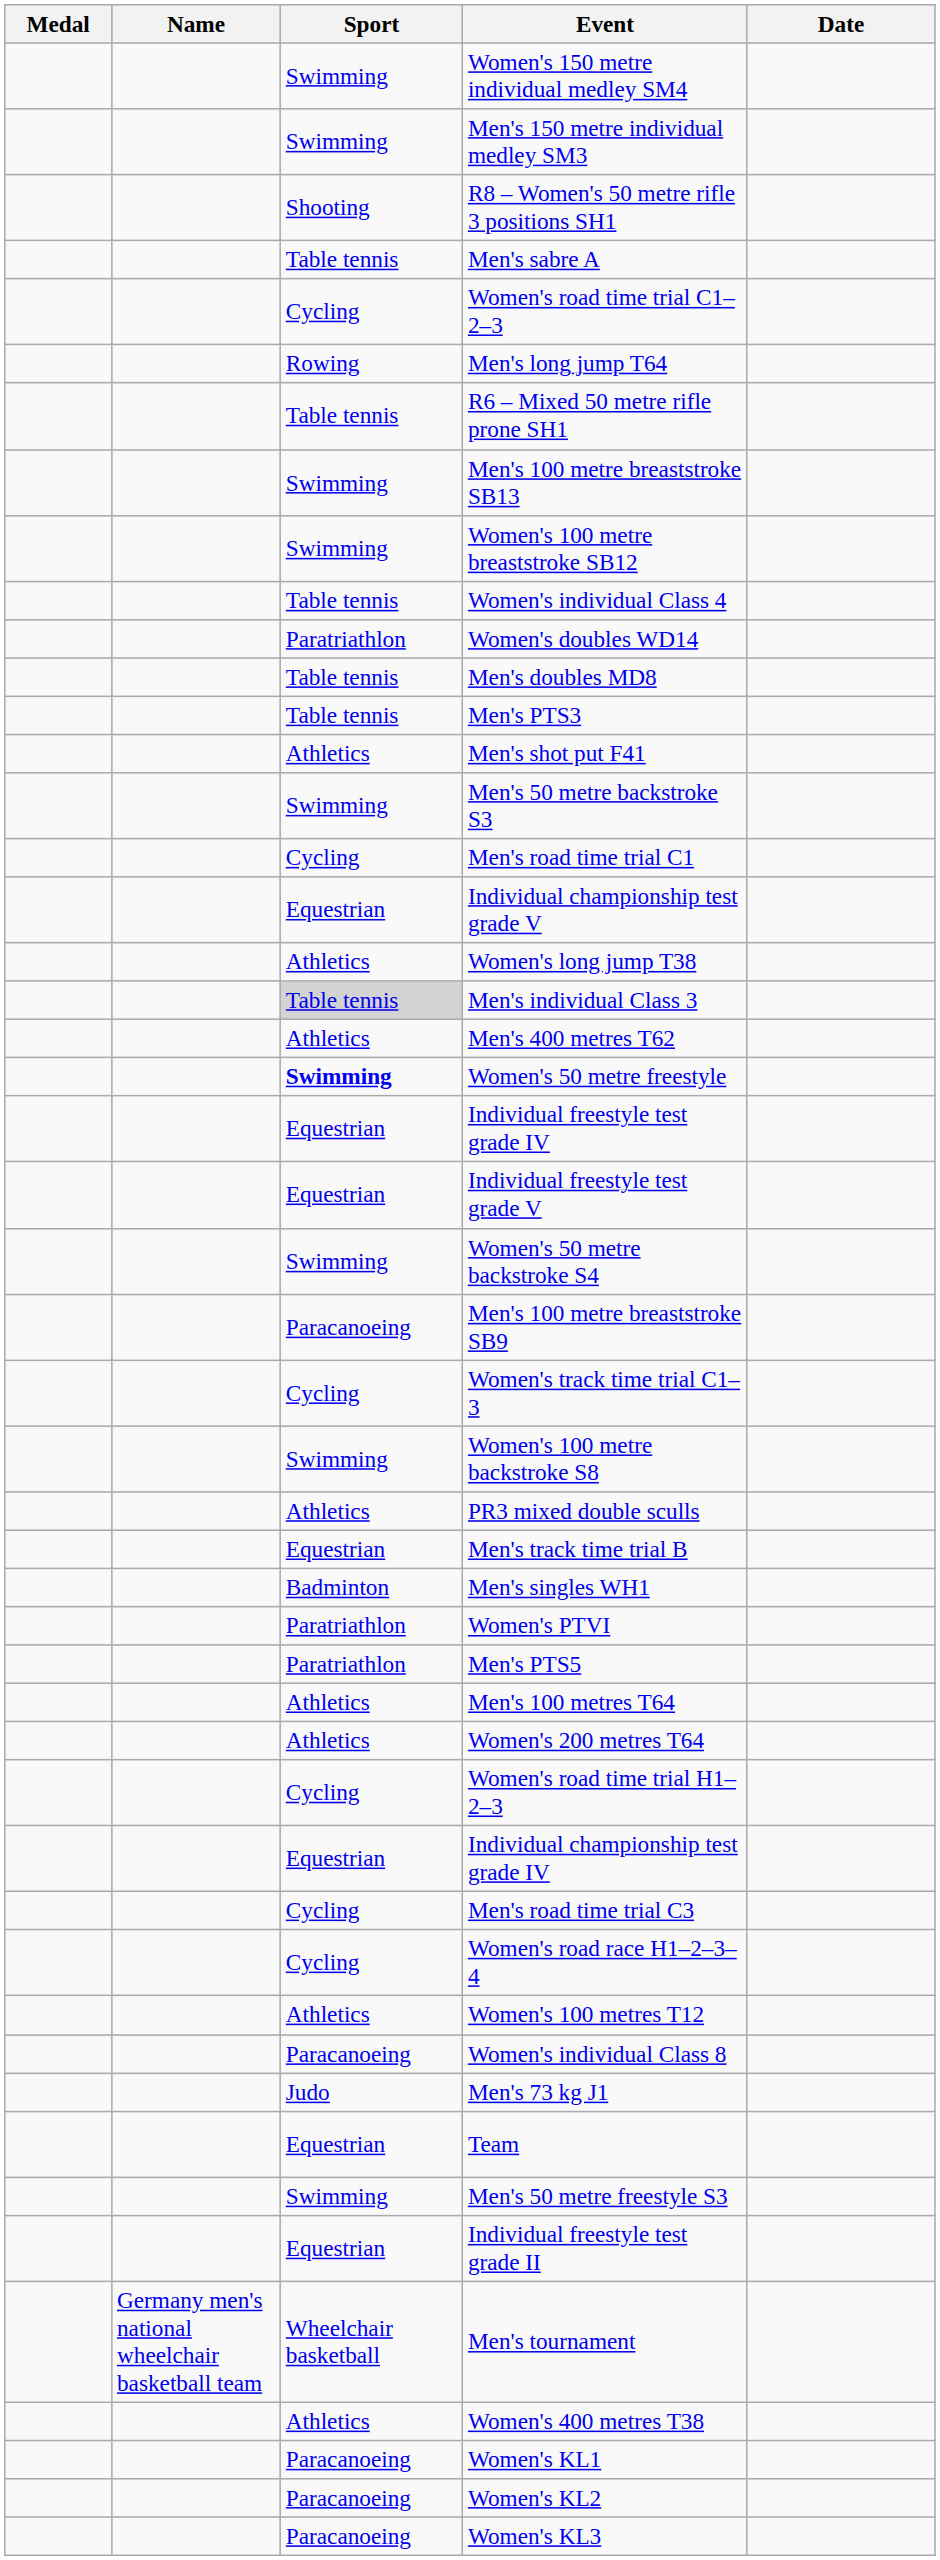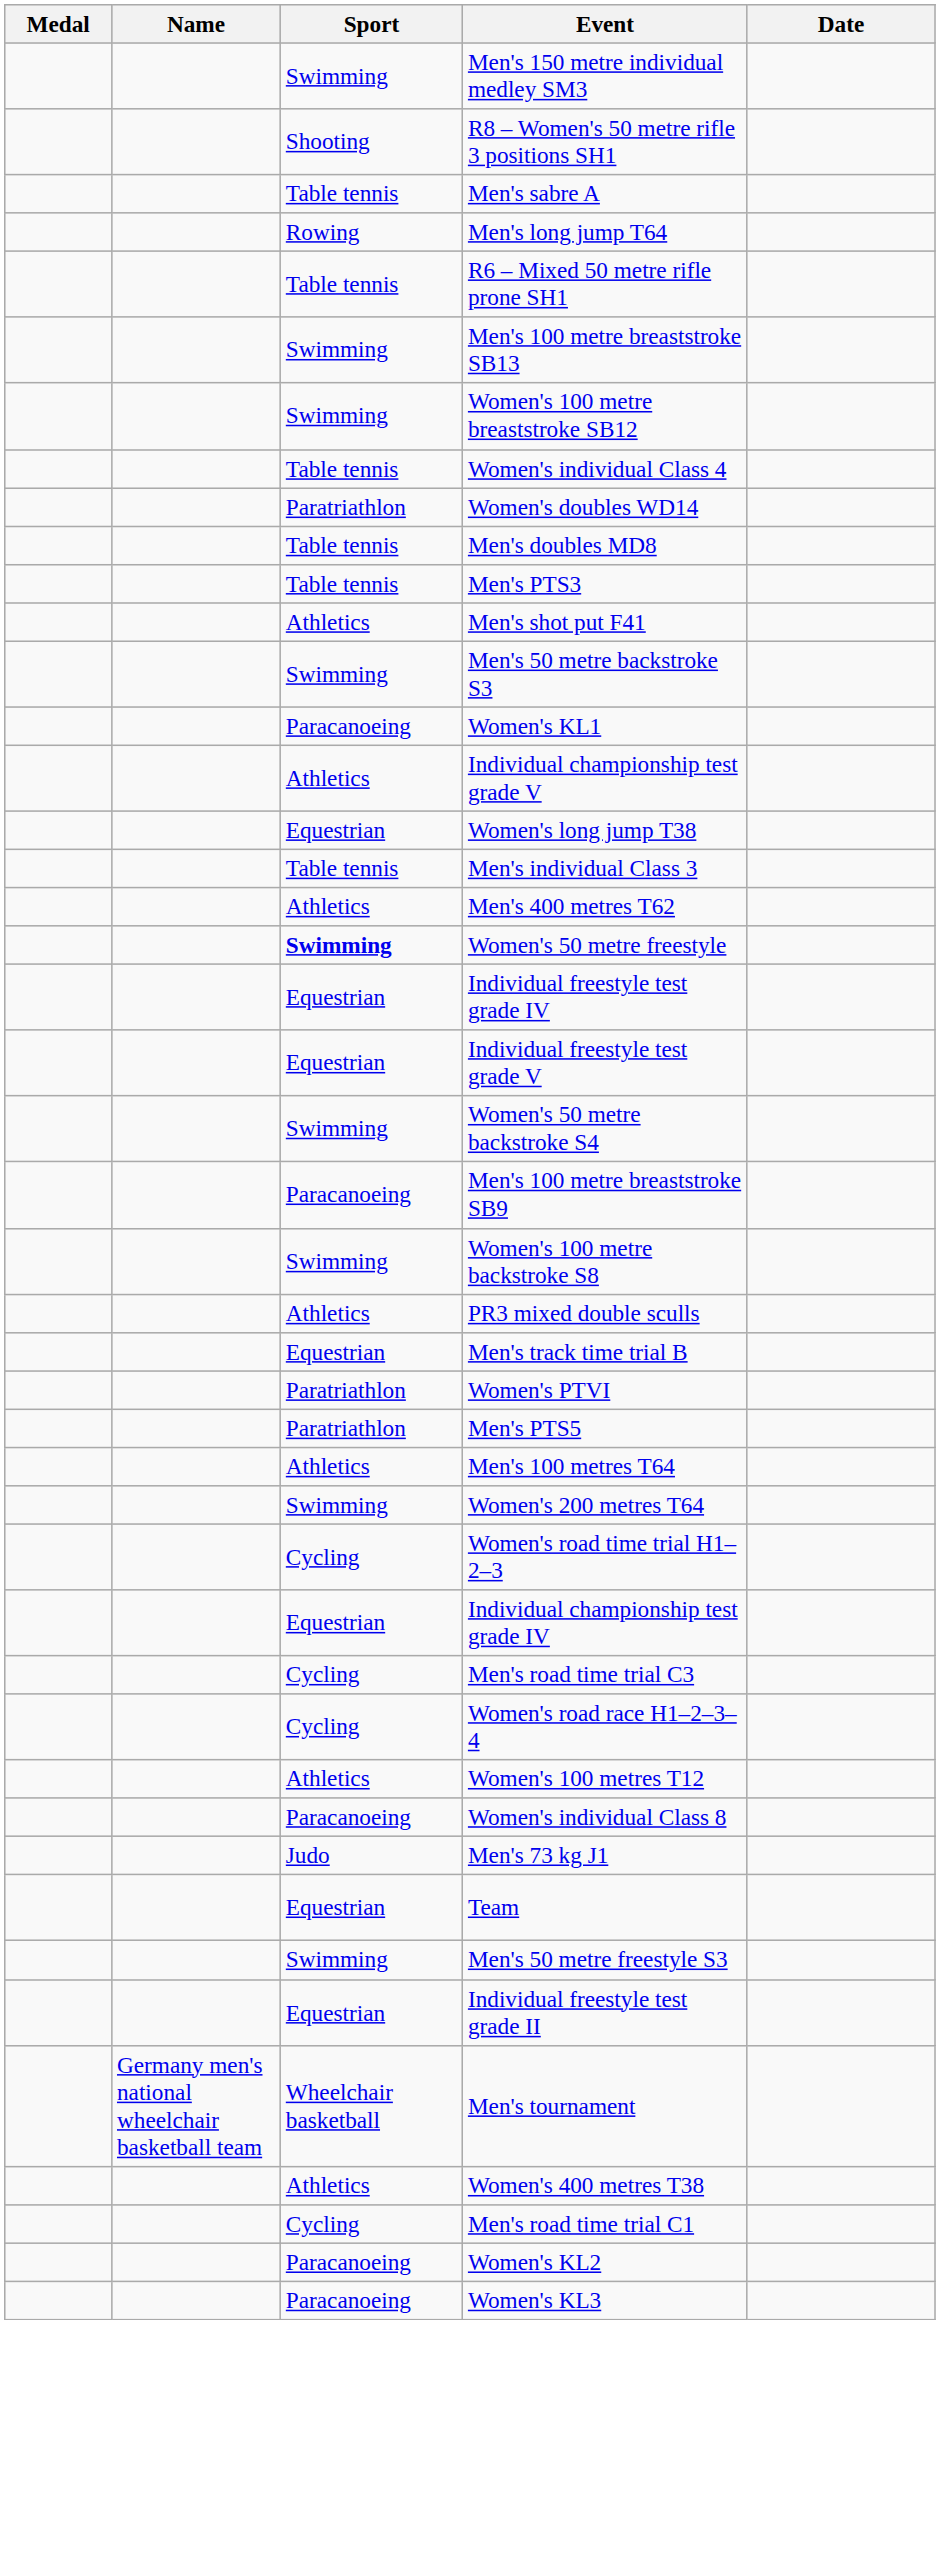- row: (578, 75)
- row: (601, 311)
rows swapped: (581, 857) <-> (535, 2459)
(335, 909) Equestrian -> (328, 778) Athletics
(328, 961) Athletics -> (335, 830) Equestrian
(342, 1000) lightgrey background -> (342, 868) no background
- row: (604, 1392)
- row: (559, 1587)
(328, 1740) Athletics -> (337, 1504) Swimming
